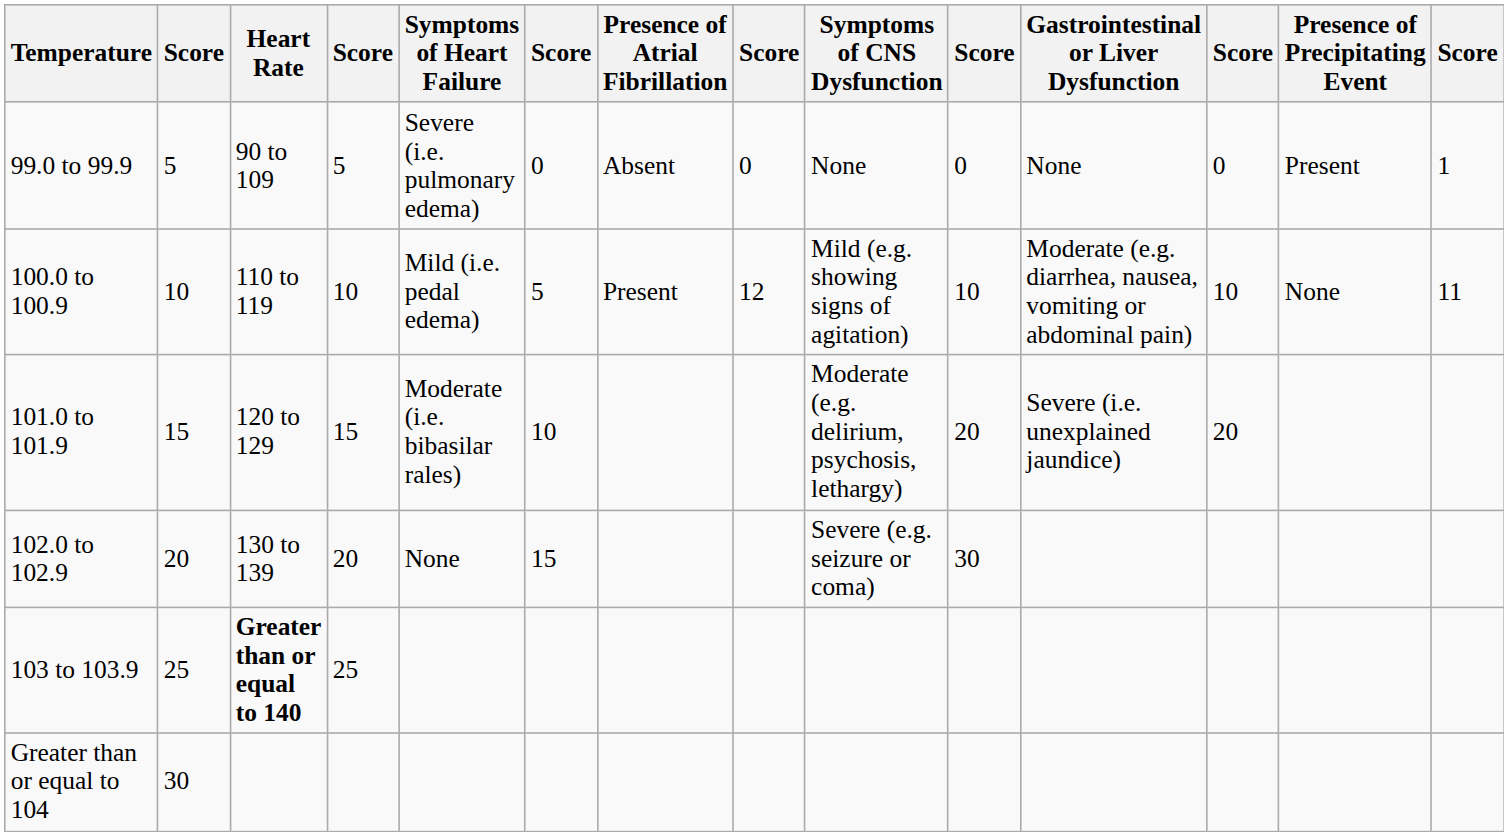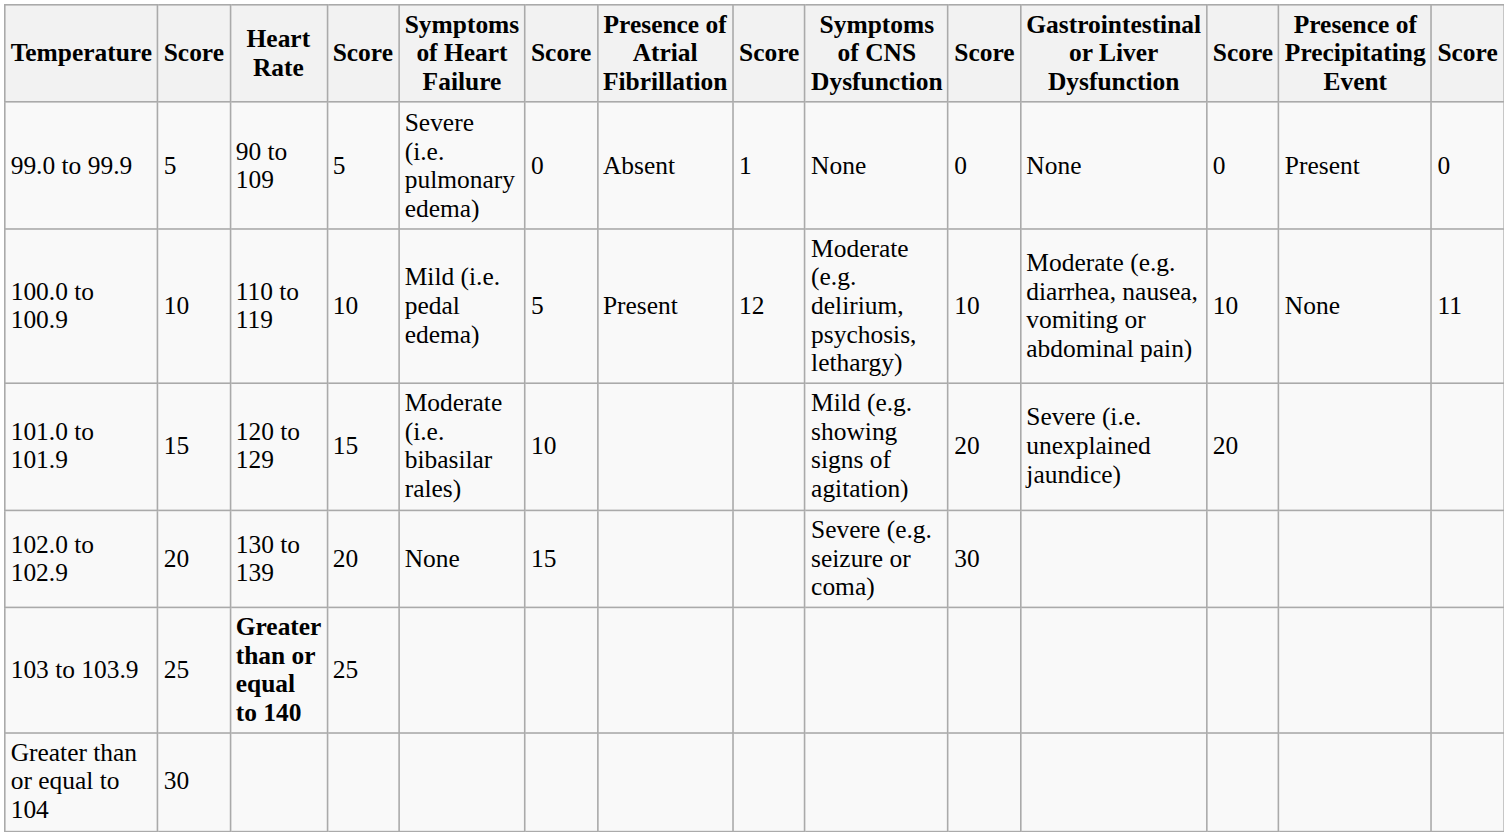(745, 165) 0 -> (745, 165) 1
(1444, 165) 1 -> (1444, 165) 0
(862, 291) Mild (e.g. showing signs of agitation) -> (864, 305) Moderate (e.g. delirium, psychosis, lethargy)
(864, 431) Moderate (e.g. delirium, psychosis, lethargy) -> (862, 446) Mild (e.g. showing signs of agitation)
